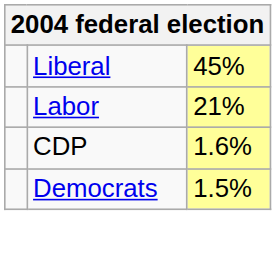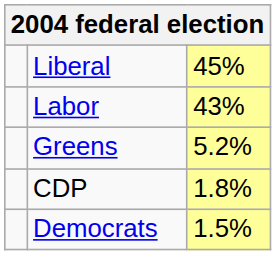(219, 106) 21% -> (219, 106) 43%
+ row: (75, 147)
(223, 147) 1.6% -> (223, 188) 1.8%
